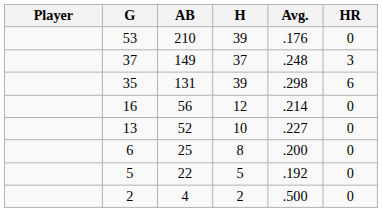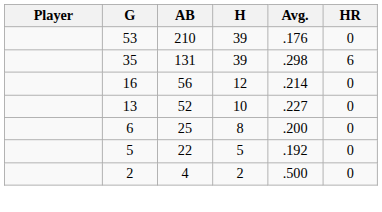- row: (185, 60)
